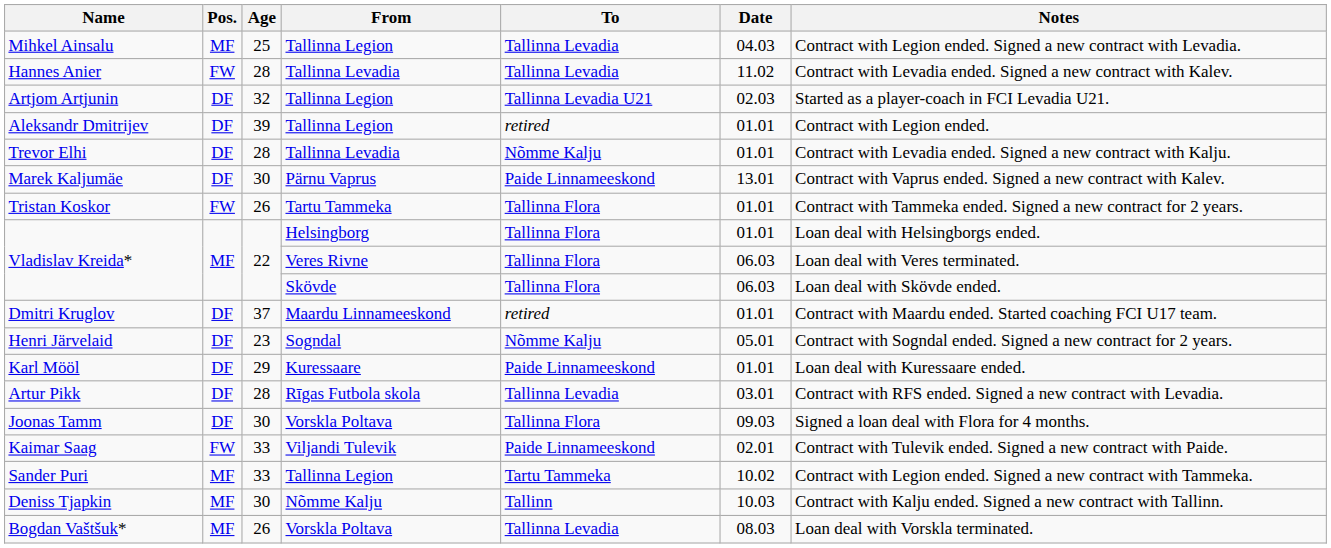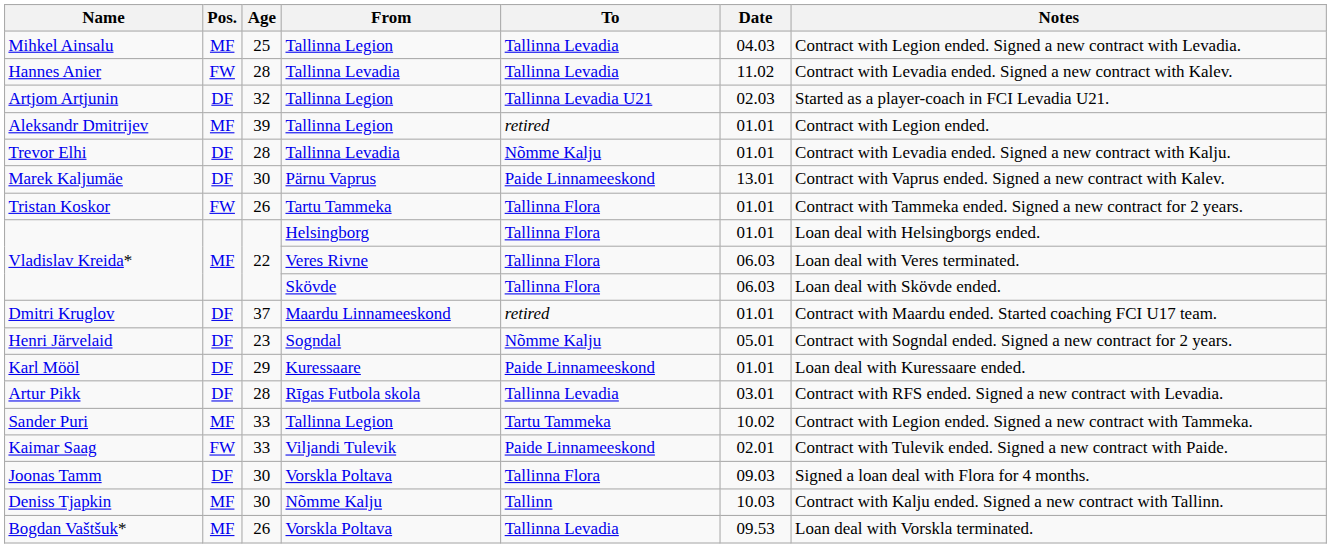(222, 125) DF -> (222, 125) MF
rows swapped: (48, 475) <-> (55, 421)
(756, 529) 08.03 -> (756, 529) 09.53
